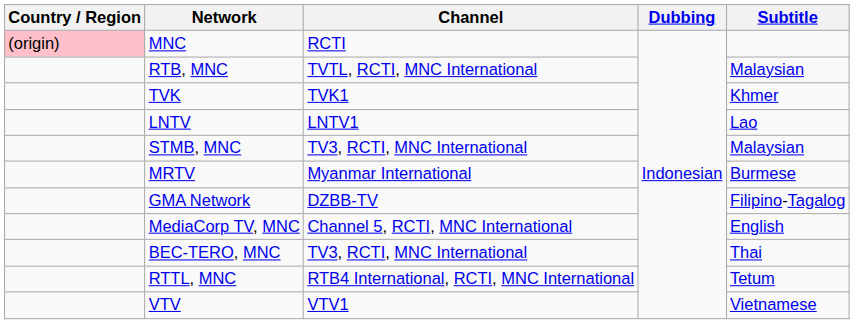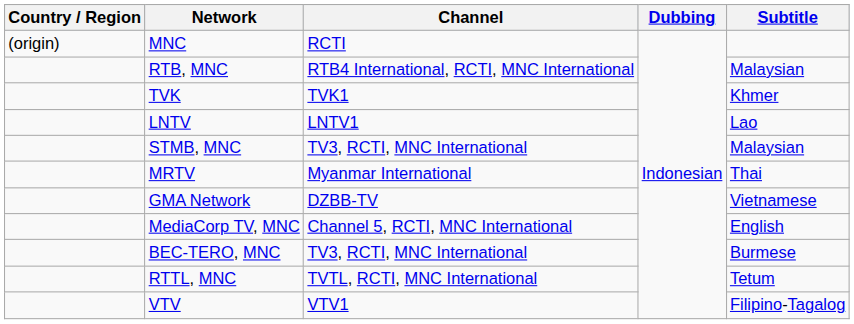(34, 43) pink background -> (34, 43) no background
(422, 69) TVTL, RCTI, MNC International -> (471, 69) RTB4 International, RCTI, MNC International
(763, 174) Burmese -> (746, 174) Thai
(788, 200) Filipino-Tagalog -> (773, 200) Vietnamese
(746, 252) Thai -> (763, 252) Burmese
(471, 278) RTB4 International, RCTI, MNC International -> (422, 278) TVTL, RCTI, MNC International
(773, 305) Vietnamese -> (788, 305) Filipino-Tagalog
